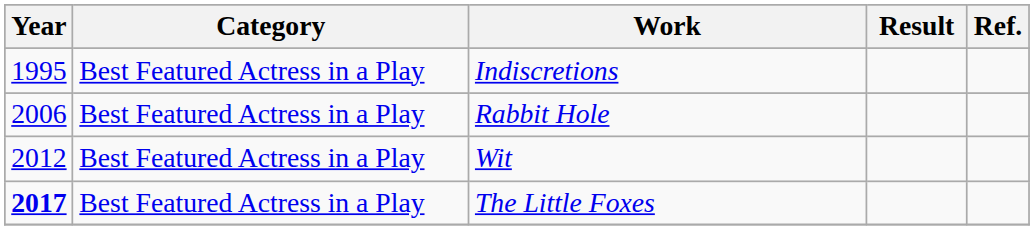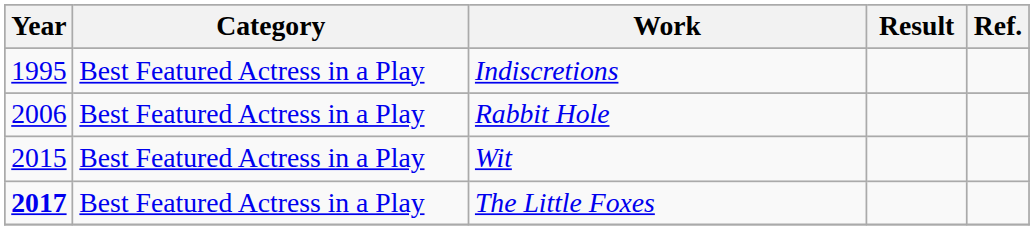(39, 158) 2012 -> (39, 158) 2015
